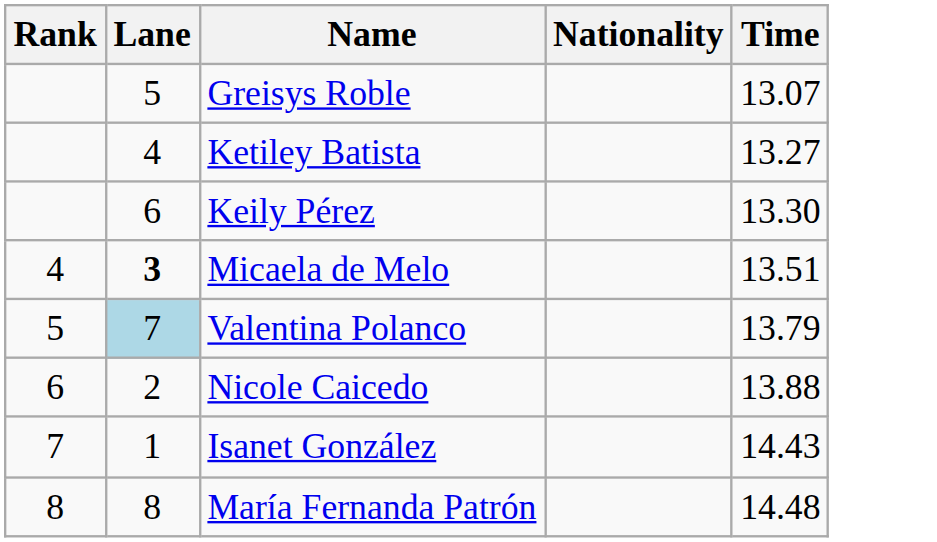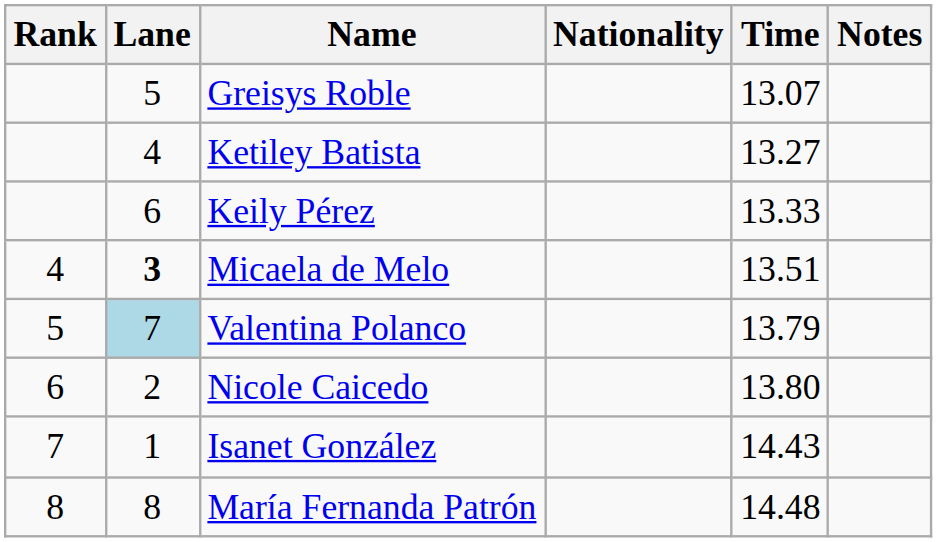+ column: (880, 34)
(780, 210) 13.30 -> (780, 210) 13.33
(780, 387) 13.88 -> (780, 387) 13.80
